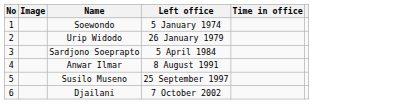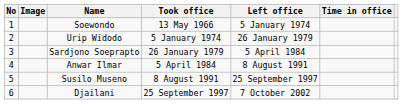+ column: (186, 11)
